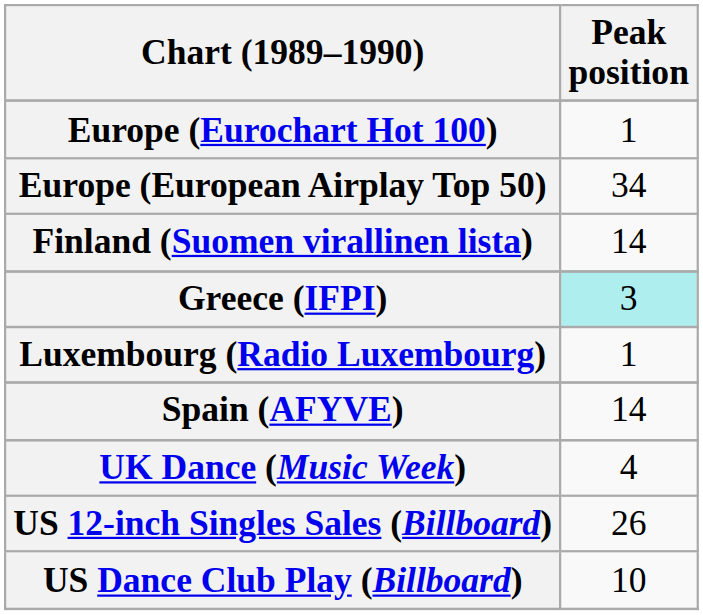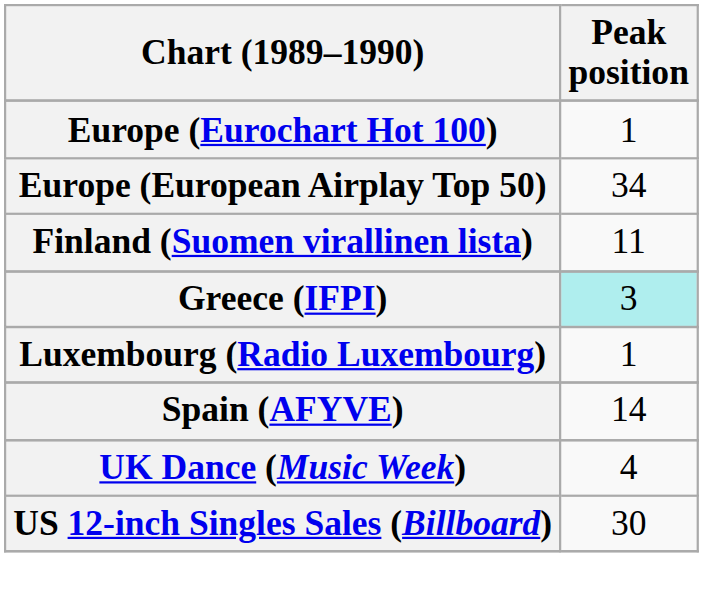(629, 241) 14 -> (629, 241) 11
(629, 523) 26 -> (629, 523) 30
- row: (283, 579)
